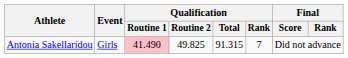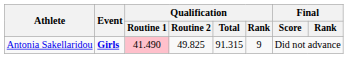(107, 45) normal -> (108, 45) bold
(259, 45) 7 -> (259, 45) 9
